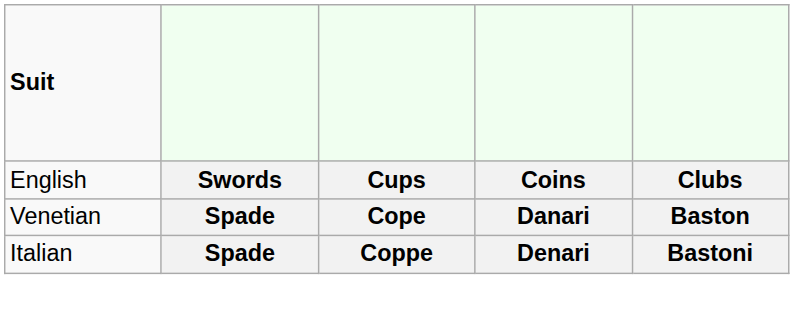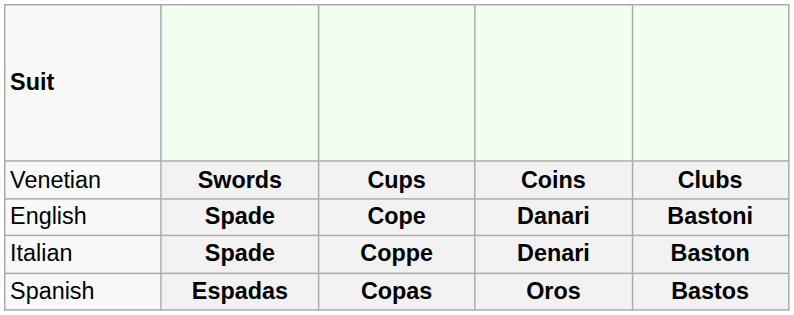(48, 179) English -> (56, 179) Venetian
(56, 216) Venetian -> (48, 216) English
(710, 216) Baston -> (710, 216) Bastoni
(710, 253) Bastoni -> (710, 253) Baston
+ row: (397, 290)
